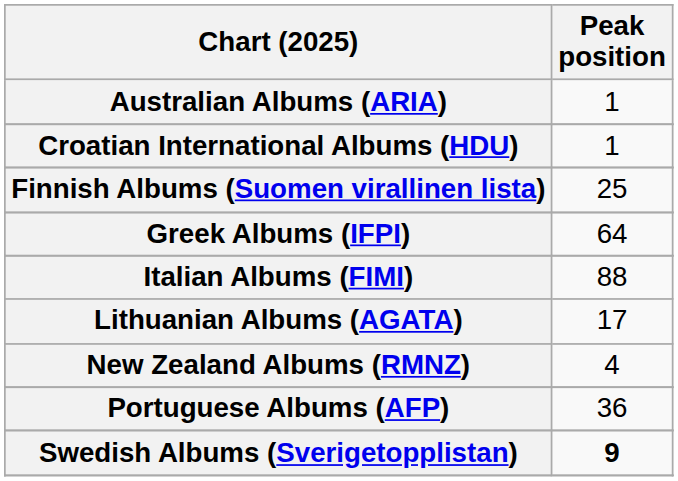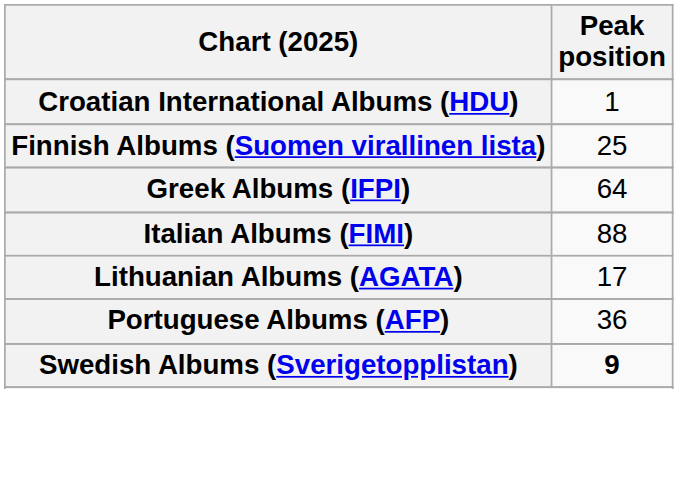- row: (278, 101)
- row: (278, 364)
